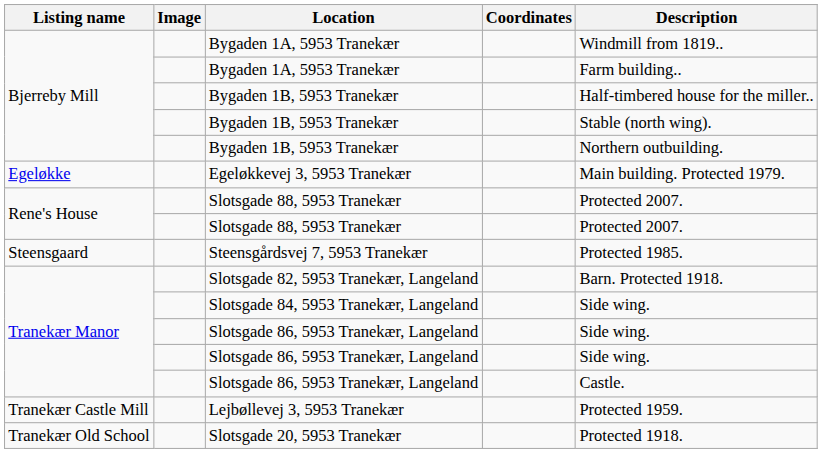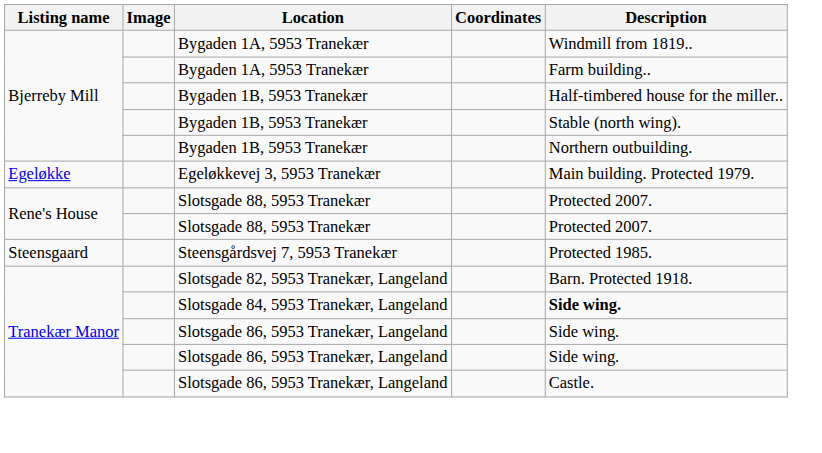(615, 305) normal -> (585, 305) bold
- row: (79, 409)
- row: (79, 435)
